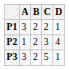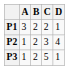(24, 57) 3 -> (24, 57) 1
